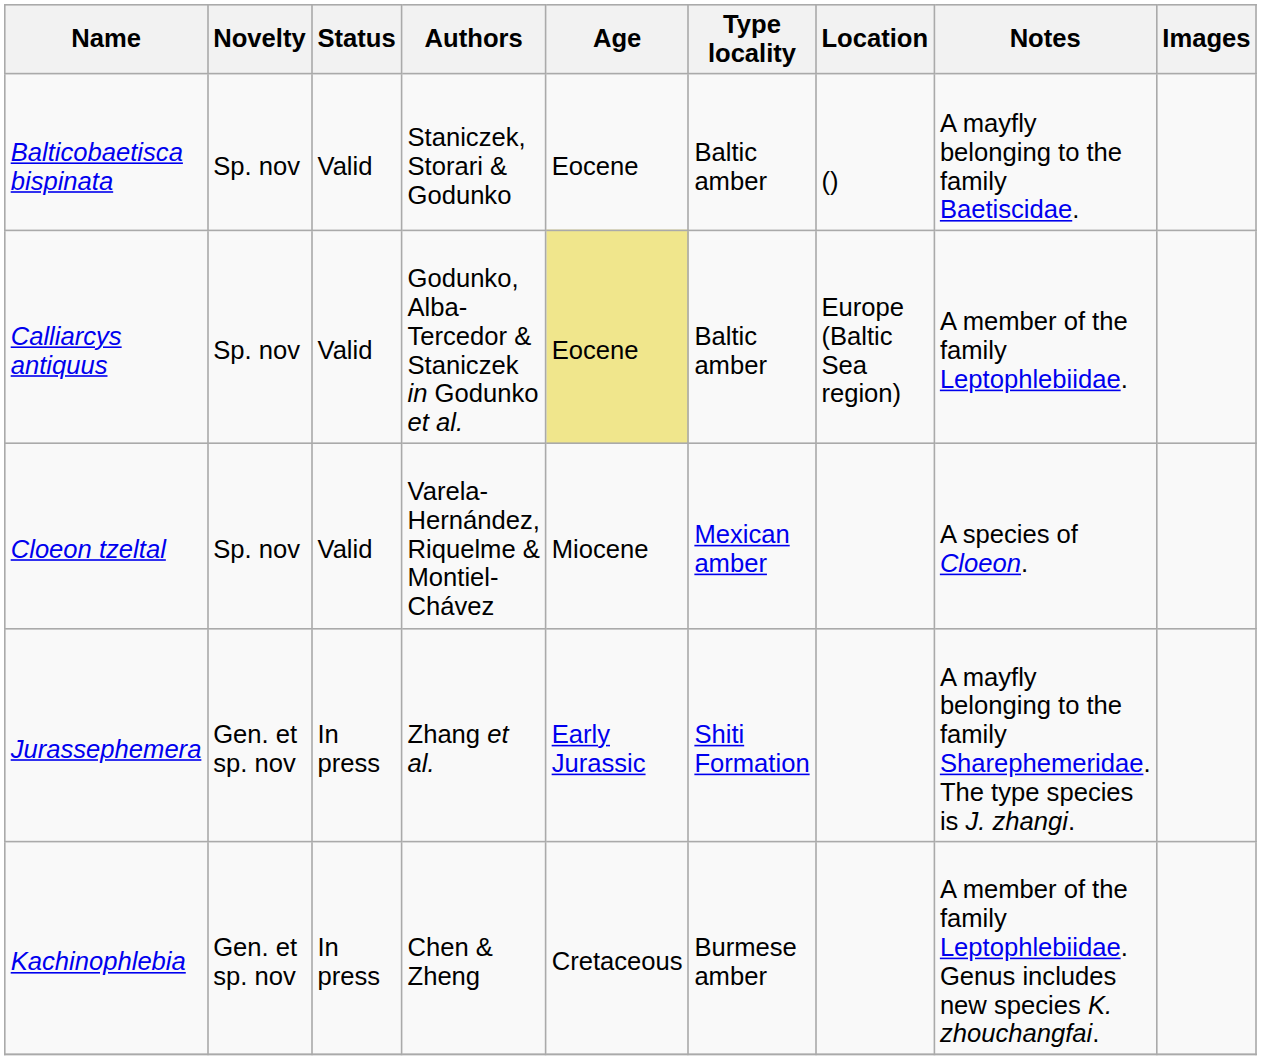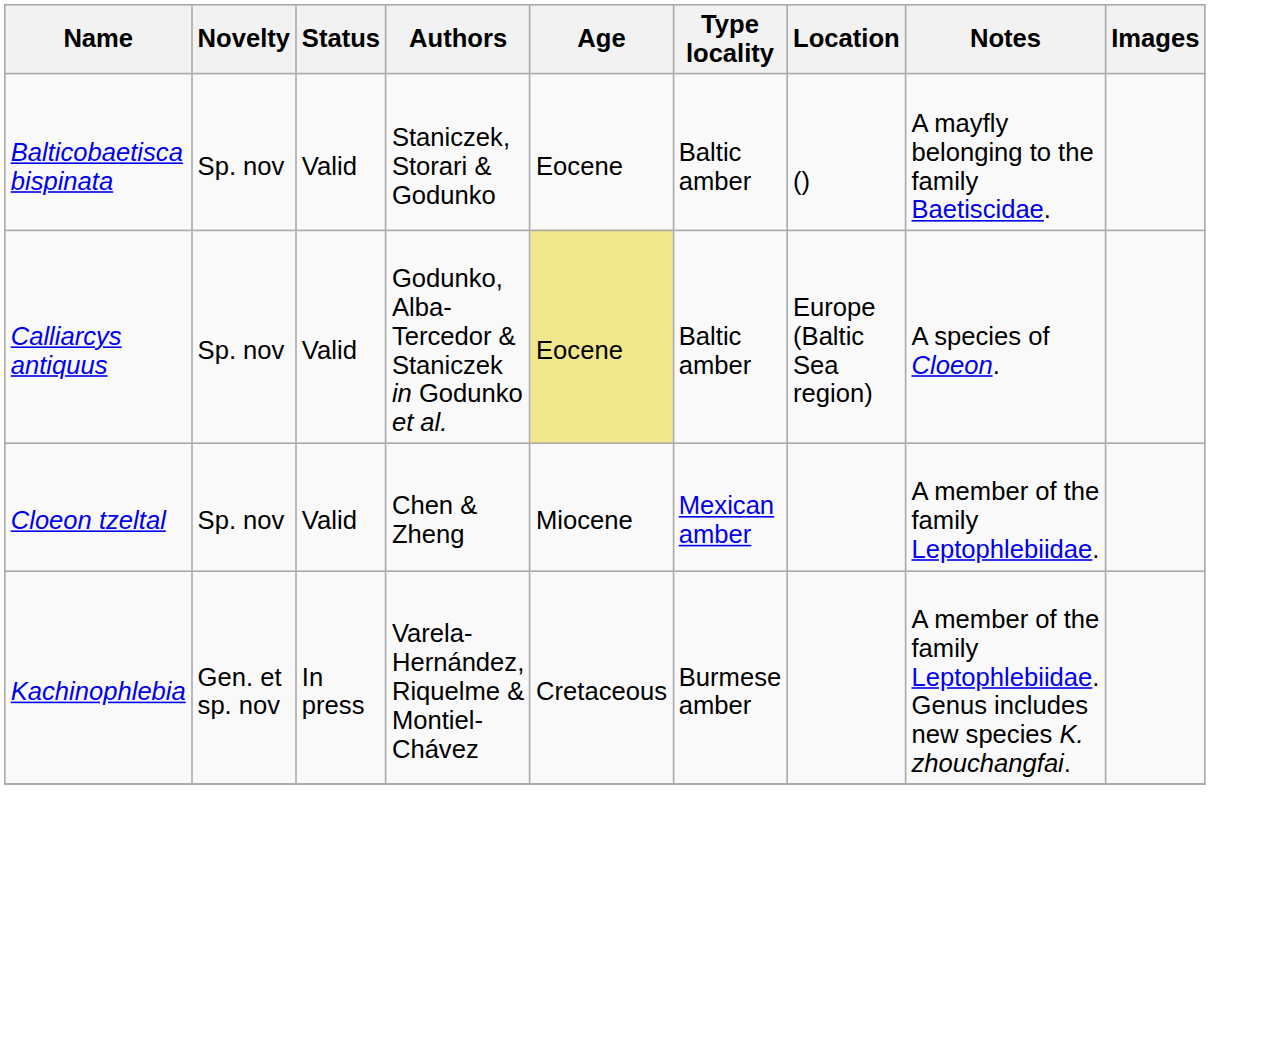(1034, 350) A member of the family Leptophlebiidae. -> (981, 350) A species of Cloeon.
(474, 549) Varela-Hernández, Riquelme & Montiel-Chávez -> (435, 520) Chen & Zheng
(1009, 549) A species of Cloeon. -> (1005, 521) A member of the family Leptophlebiidae.
- row: (106, 748)
(450, 962) Chen & Zheng -> (458, 691) Varela-Hernández, Riquelme & Montiel-Chávez
